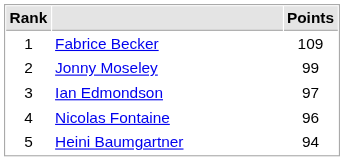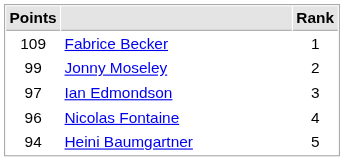columns swapped: (28, 18) <-> (310, 18)
